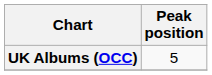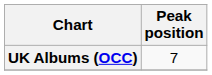(174, 57) 5 -> (174, 57) 7
